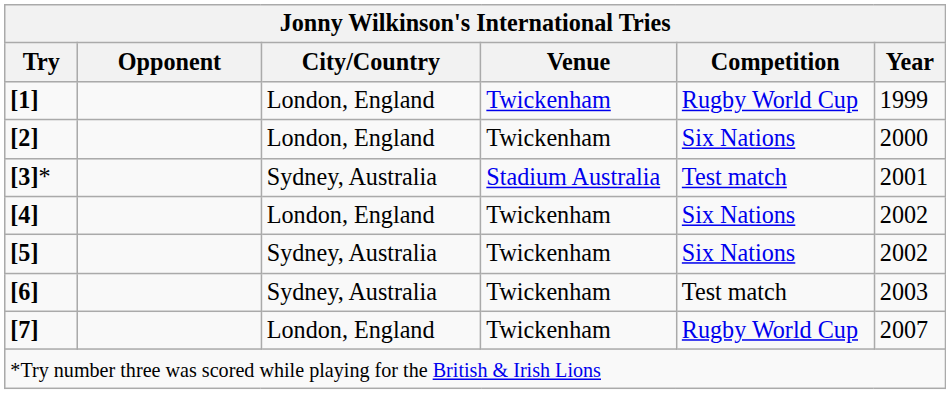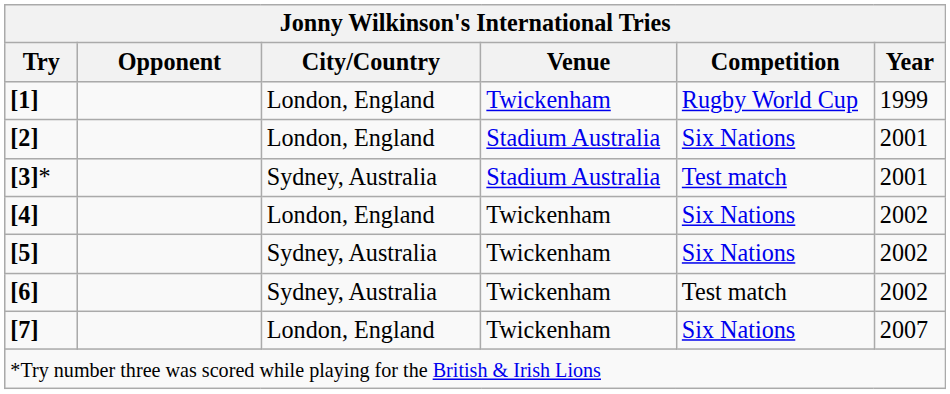(549, 138) Twickenham -> (573, 138) Stadium Australia
(904, 138) 2000 -> (904, 138) 2001
(904, 291) 2003 -> (904, 291) 2002
(770, 330) Rugby World Cup -> (739, 330) Six Nations
